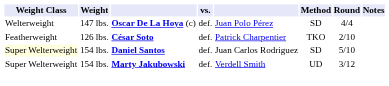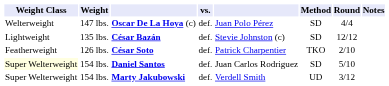+ row: (136, 37)
